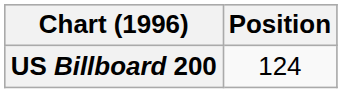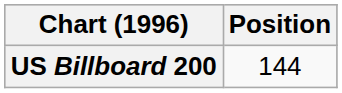(280, 66) 124 -> (280, 66) 144
